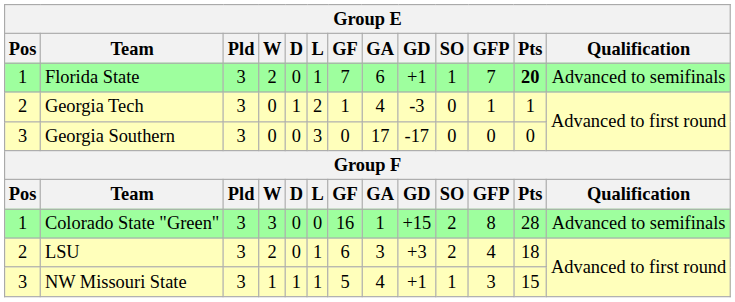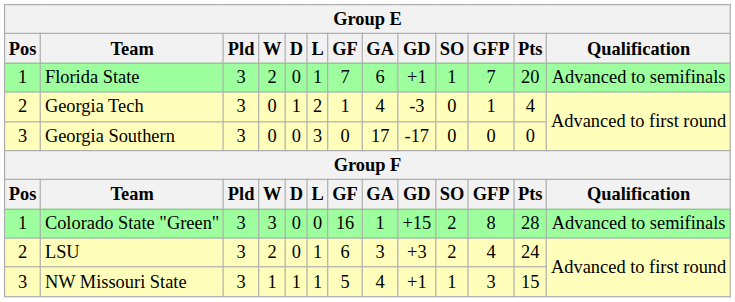(530, 77) bold -> (530, 77) normal
(530, 106) 1 -> (530, 106) 4
(530, 252) 18 -> (530, 252) 24
